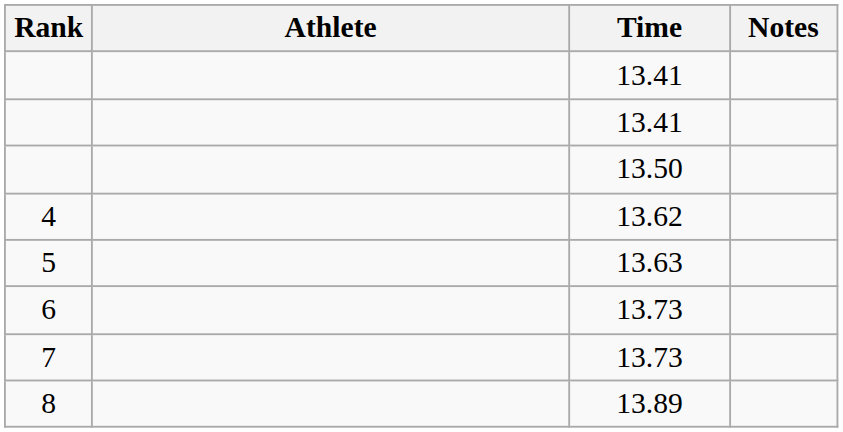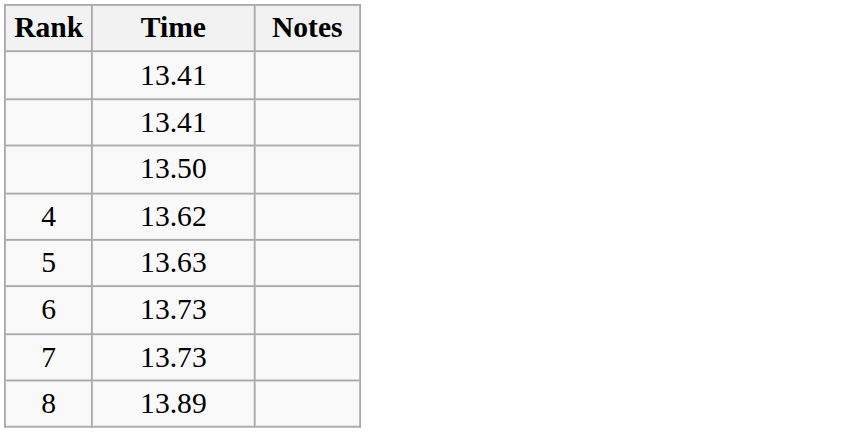- column: (331, 27)
